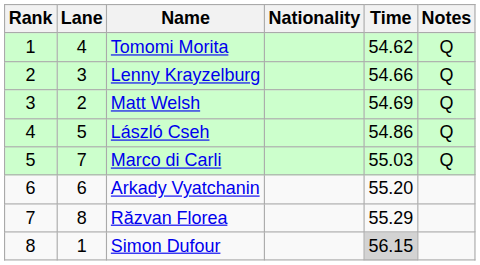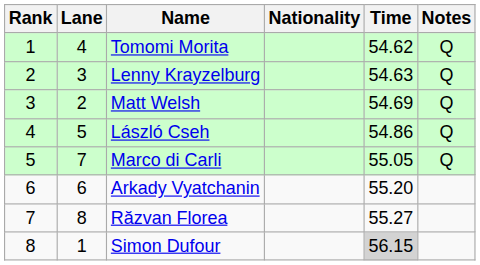(391, 75) 54.66 -> (391, 75) 54.63
(391, 160) 55.03 -> (391, 160) 55.05
(391, 217) 55.29 -> (391, 217) 55.27
